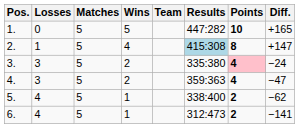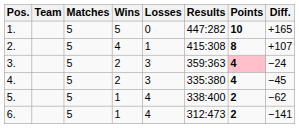columns swapped: (168, 13) <-> (53, 13)
(206, 47) lightblue background -> (206, 47) no background
(280, 47) +147 -> (280, 47) +107
(206, 64) 335:380 -> (206, 64) 359:363
(206, 81) 359:363 -> (206, 81) 335:380
(277, 81) −47 -> (277, 81) −45
